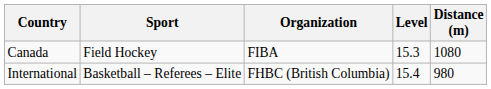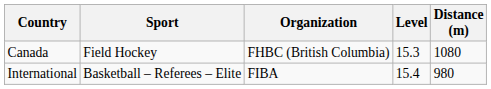(263, 52) FIBA -> (318, 52) FHBC (British Columbia)
(318, 73) FHBC (British Columbia) -> (263, 73) FIBA
